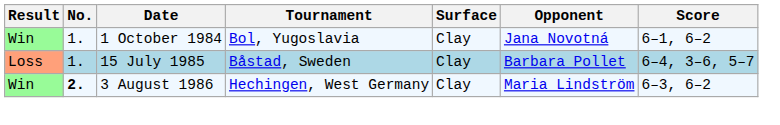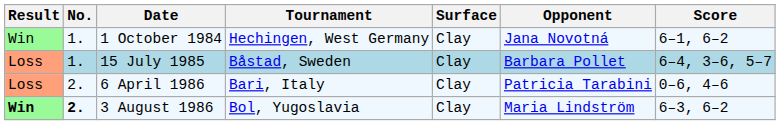(294, 39) Bol, Yugoslavia -> (329, 39) Hechingen, West Germany
+ row: (152, 85)
(21, 85) normal -> (21, 108) bold
(329, 85) Hechingen, West Germany -> (294, 108) Bol, Yugoslavia
